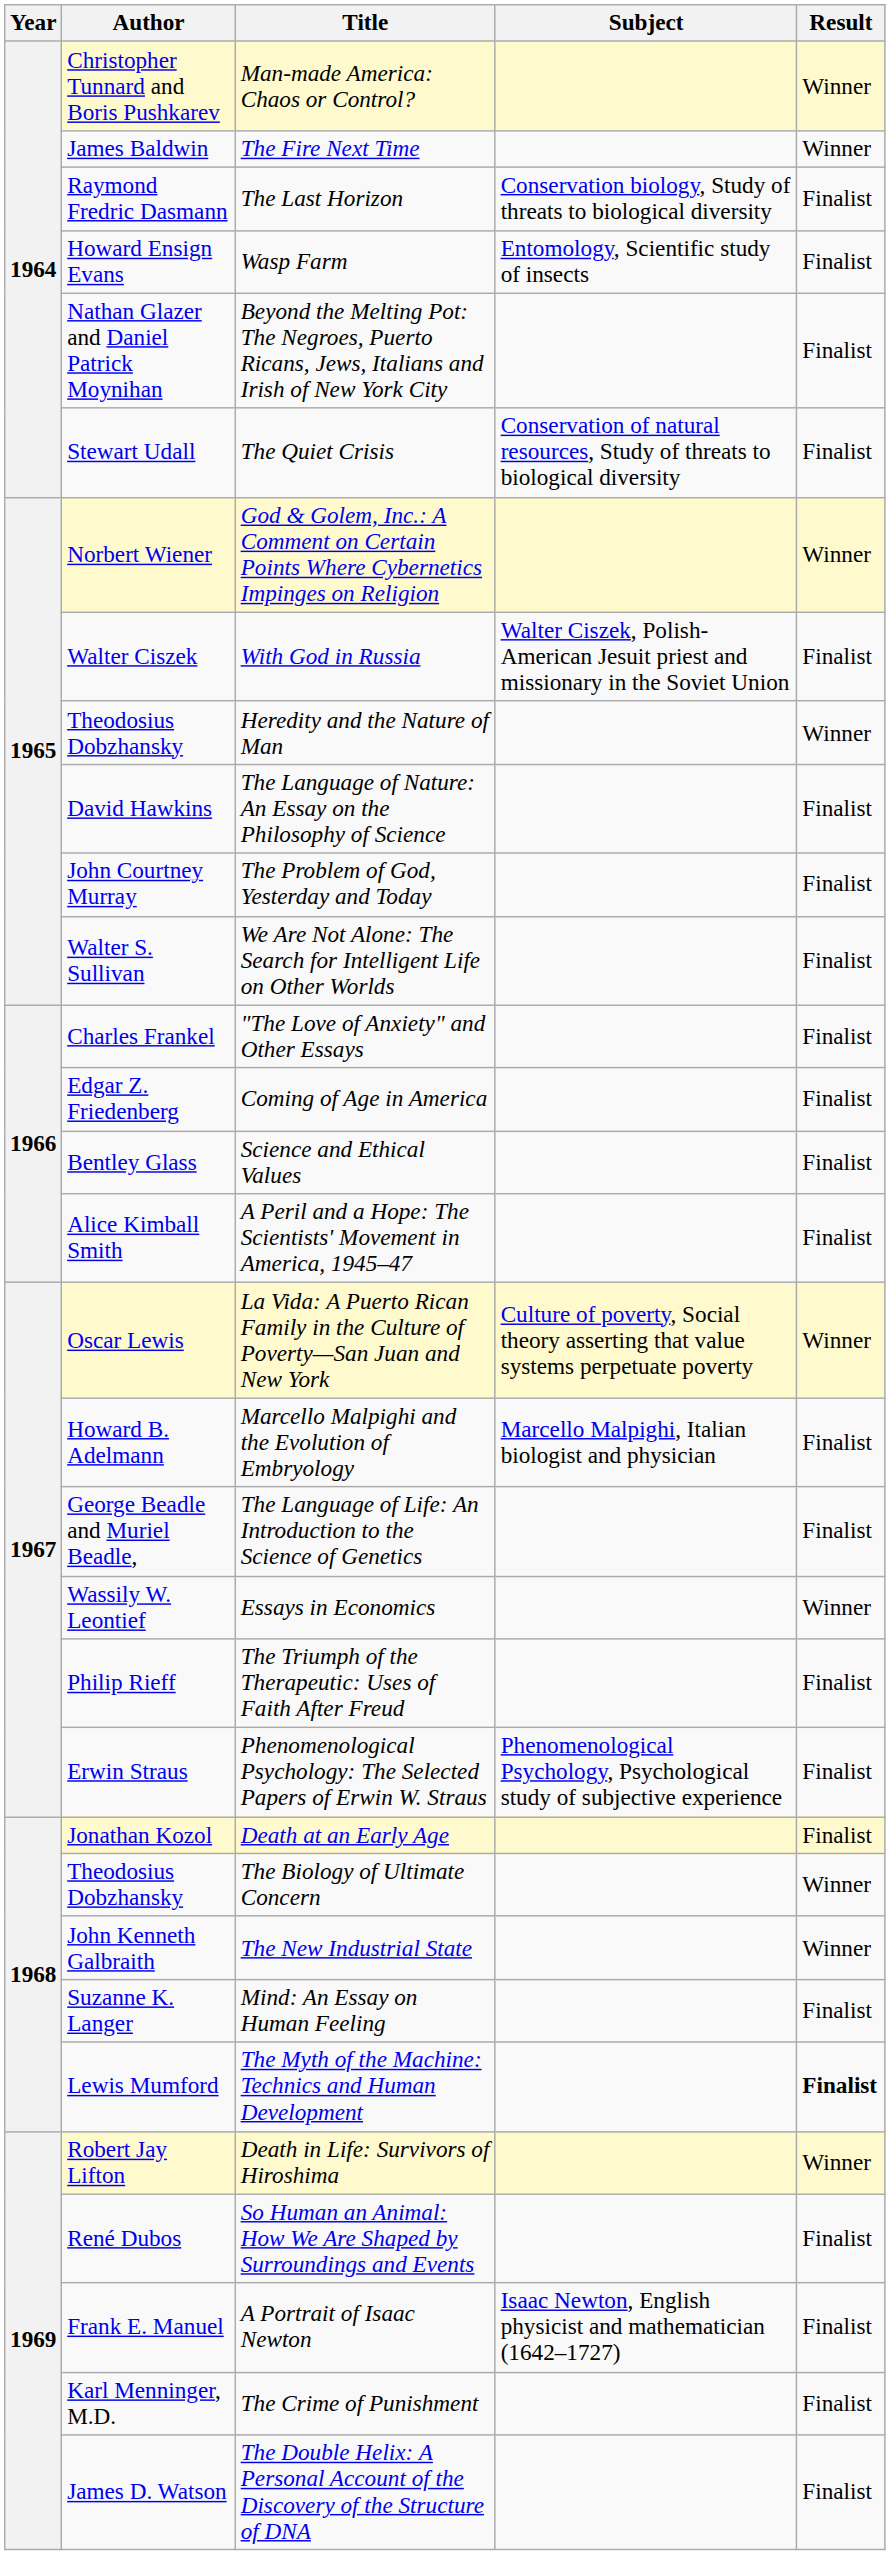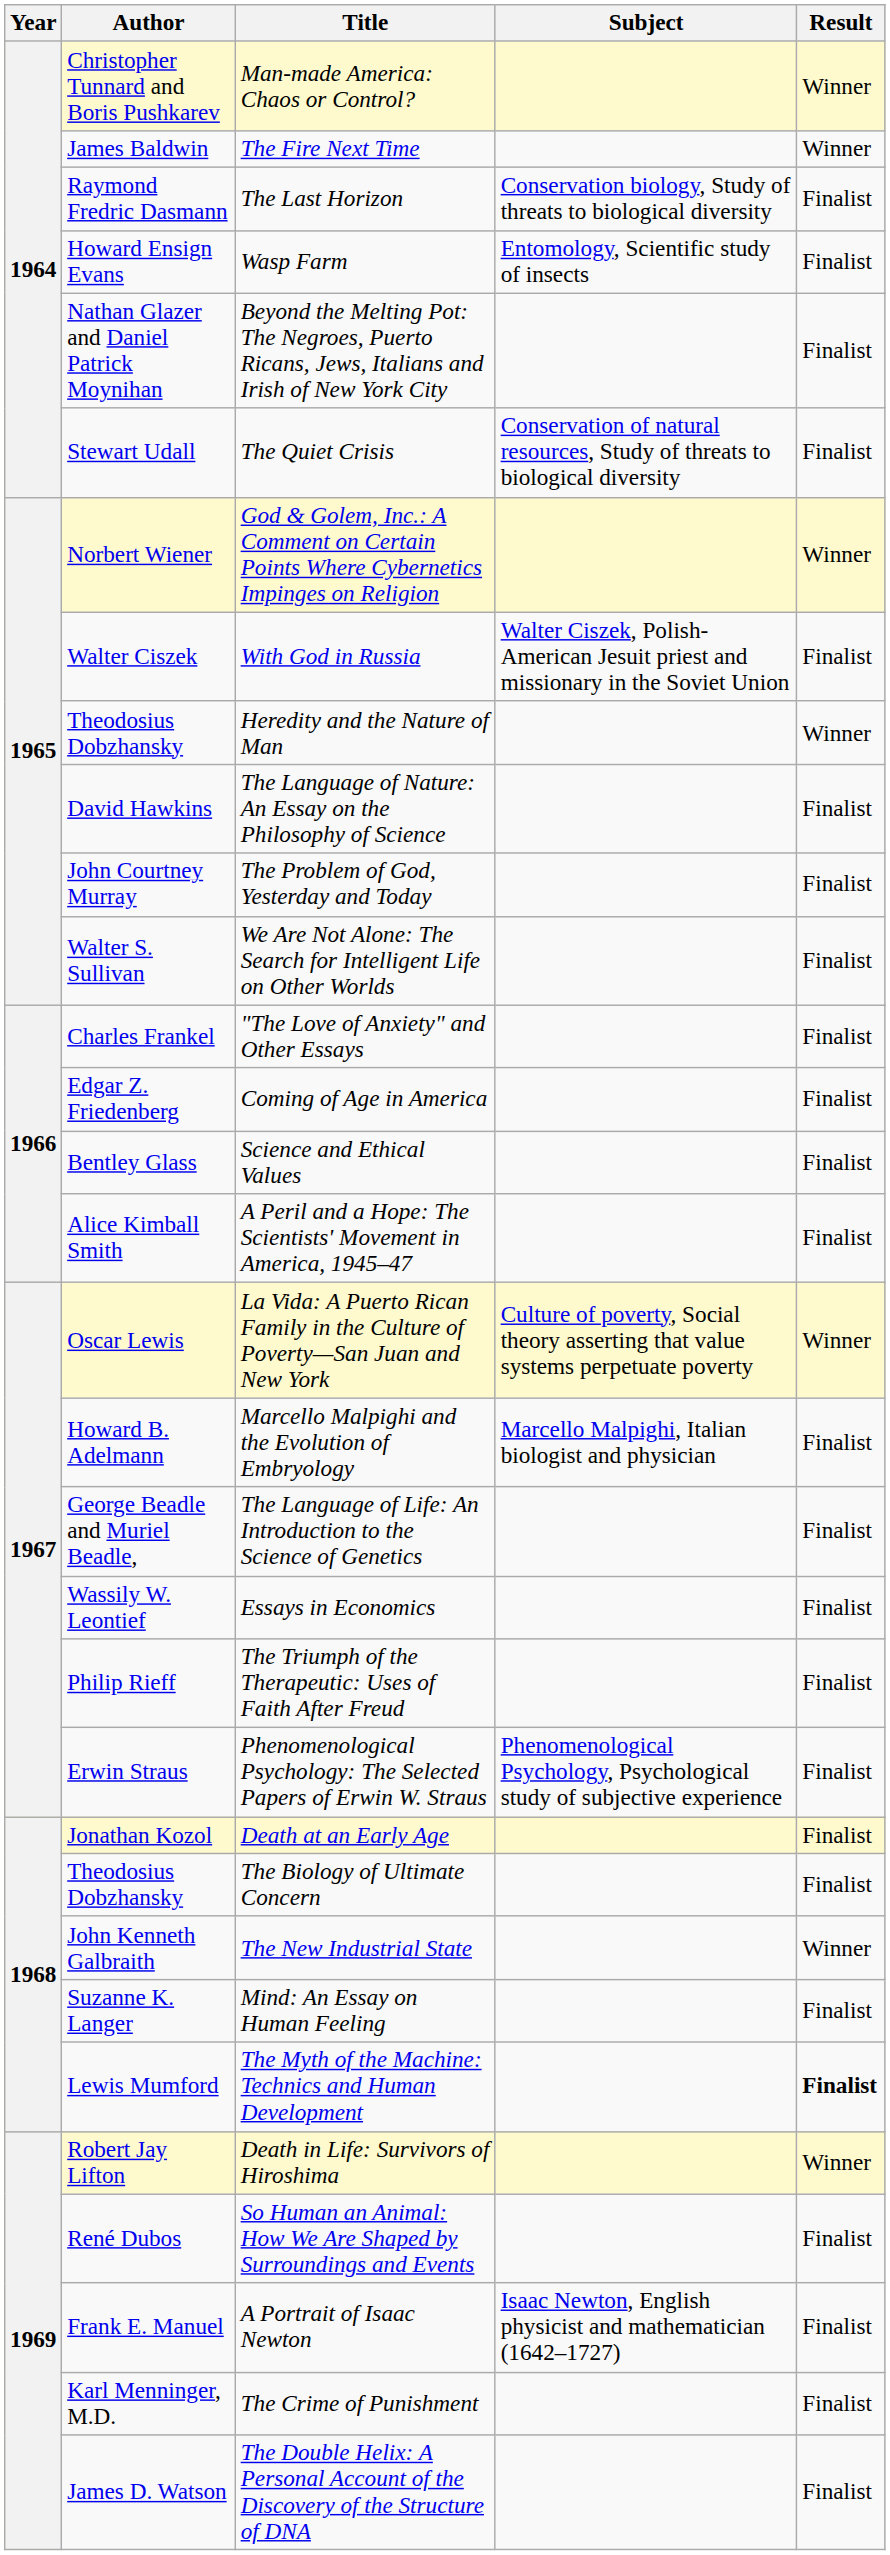(837, 1607) Winner -> (837, 1607) Finalist
(837, 1884) Winner -> (837, 1884) Finalist
